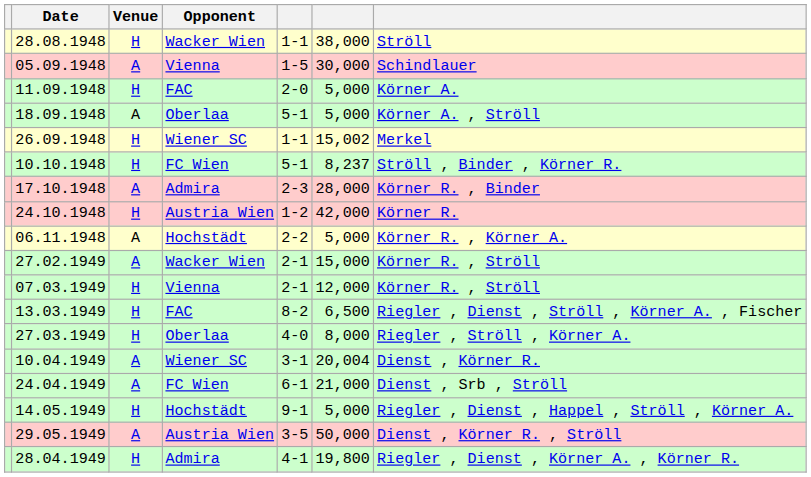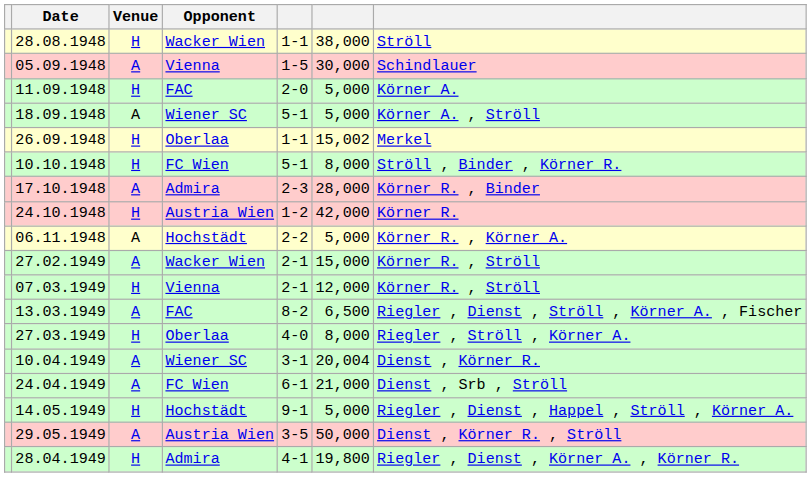(197, 115) Oberlaa -> (206, 115) Wiener SC
(206, 140) Wiener SC -> (197, 140) Oberlaa
(347, 164) 8,237 -> (347, 164) 8,000
(136, 312) H -> (136, 312) A
